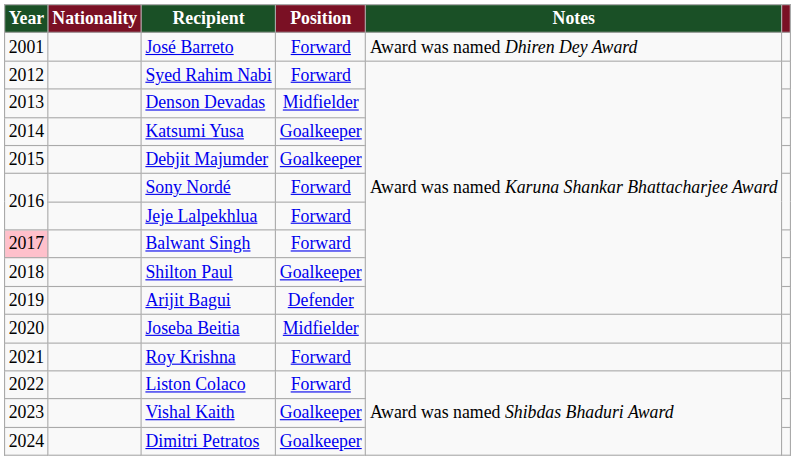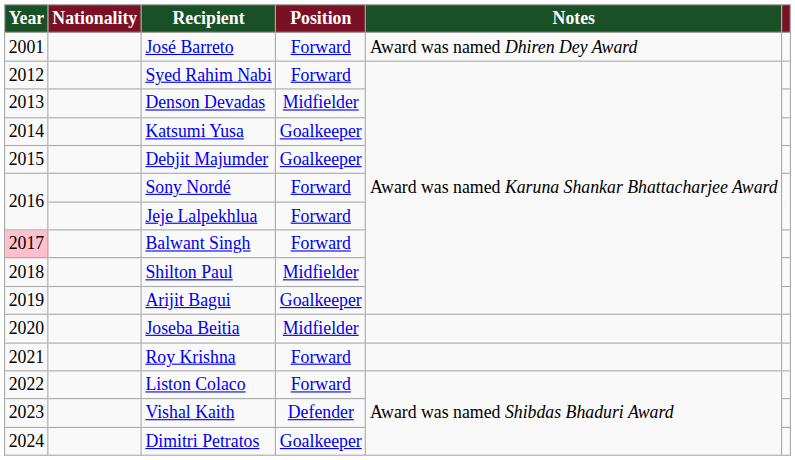(321, 272) Goalkeeper -> (321, 272) Midfielder
(321, 300) Defender -> (321, 300) Goalkeeper
(321, 412) Goalkeeper -> (321, 412) Defender
